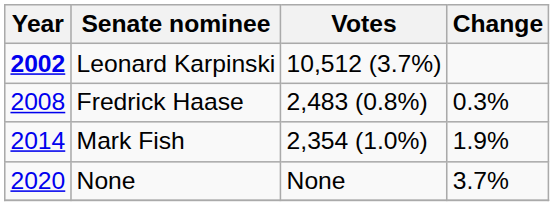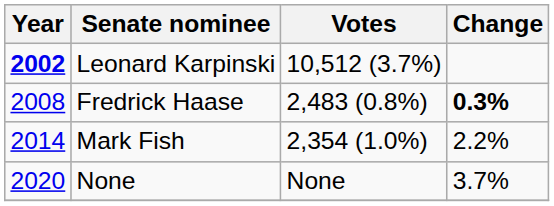(481, 102) normal -> (481, 102) bold
(481, 141) 1.9% -> (481, 141) 2.2%
